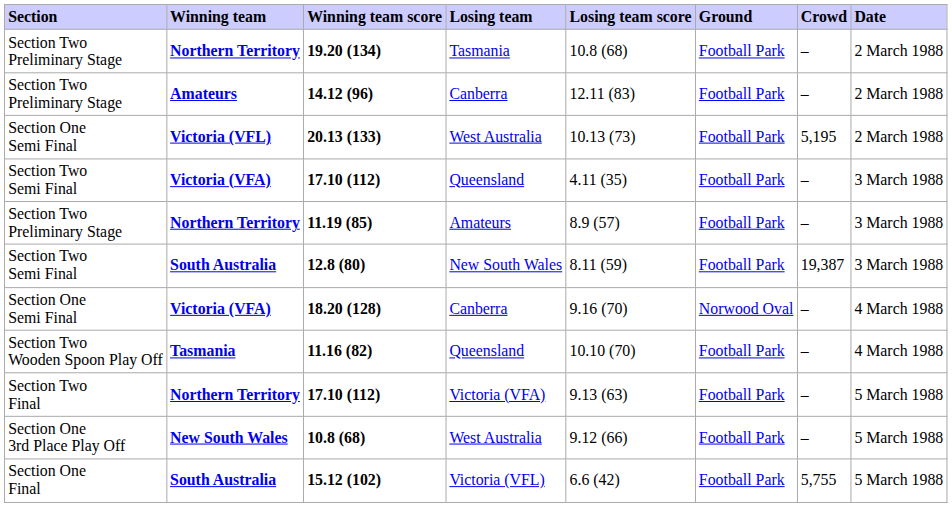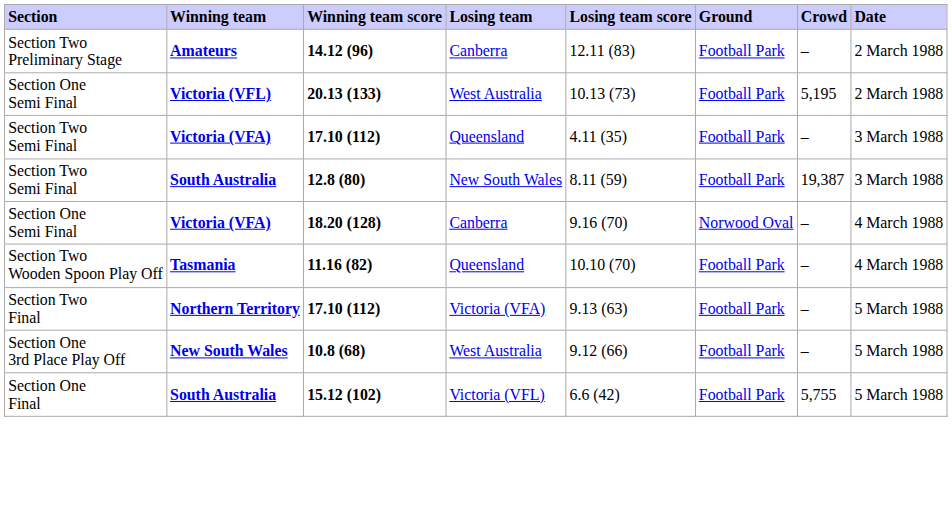- row: (344, 51)
- row: (340, 222)
